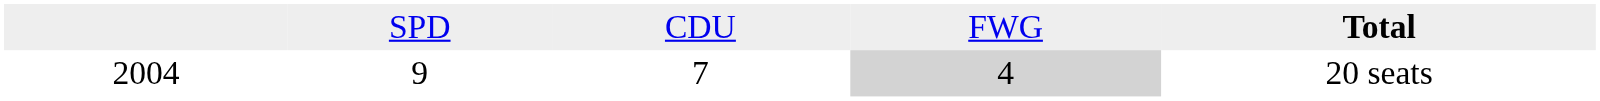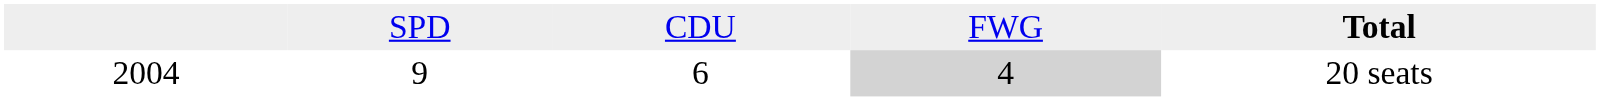(700, 72) 7 -> (700, 72) 6
